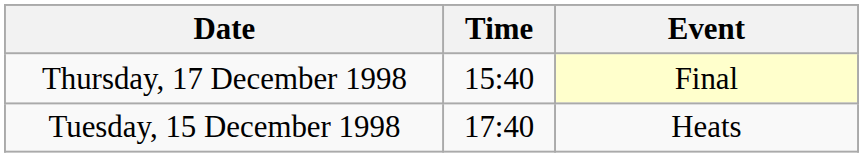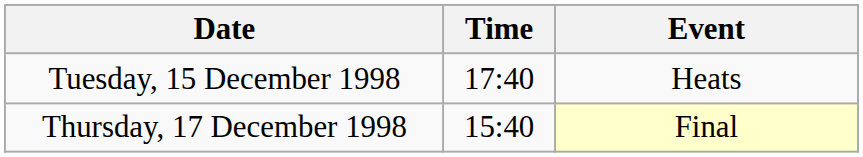rows swapped: (224, 126) <-> (224, 77)
